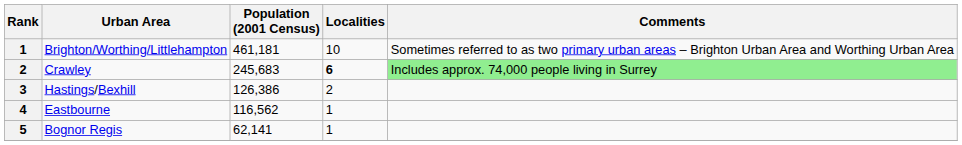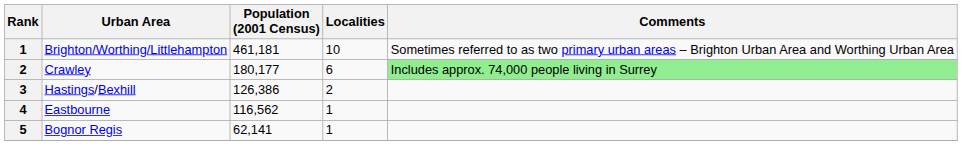(256, 69) 245,683 -> (256, 69) 180,177
(329, 69) bold -> (329, 69) normal
